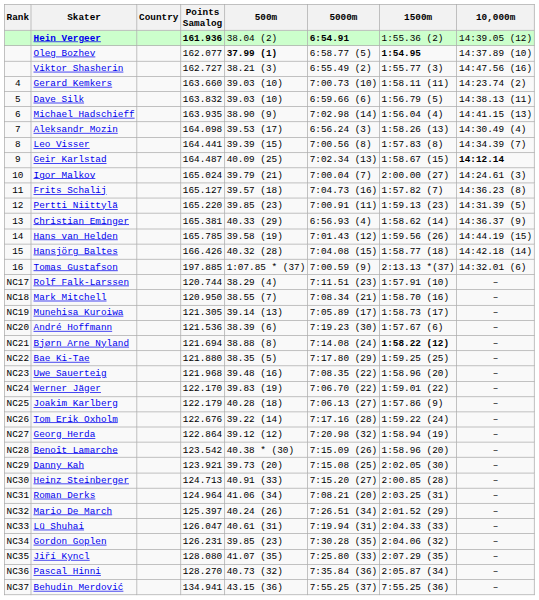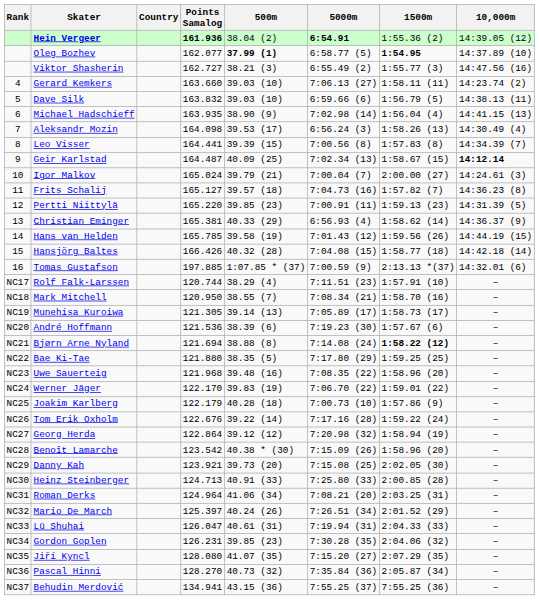(343, 84) 7:00.73 (10) -> (343, 84) 7:06.13 (27)
(343, 404) 7:06.13 (27) -> (343, 404) 7:00.73 (10)
(343, 480) 7:15.20 (27) -> (343, 480) 7:25.80 (33)
(343, 557) 7:25.80 (33) -> (343, 557) 7:15.20 (27)
